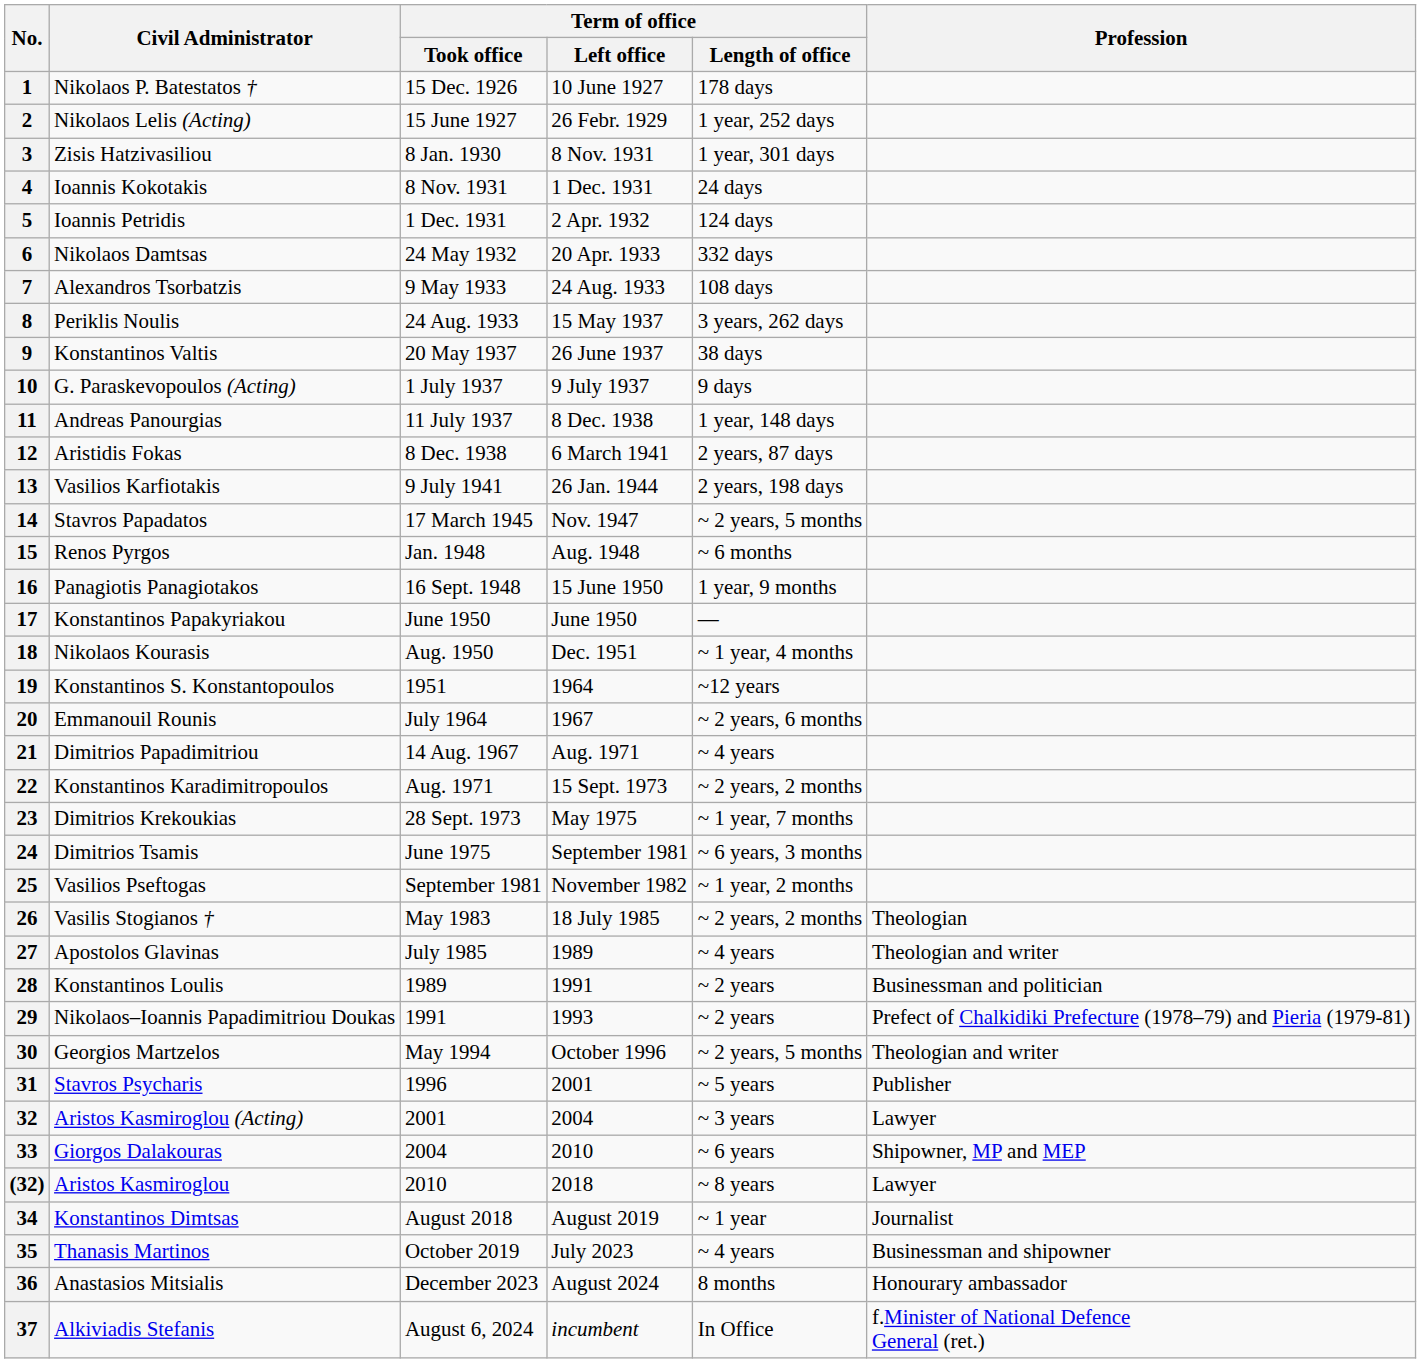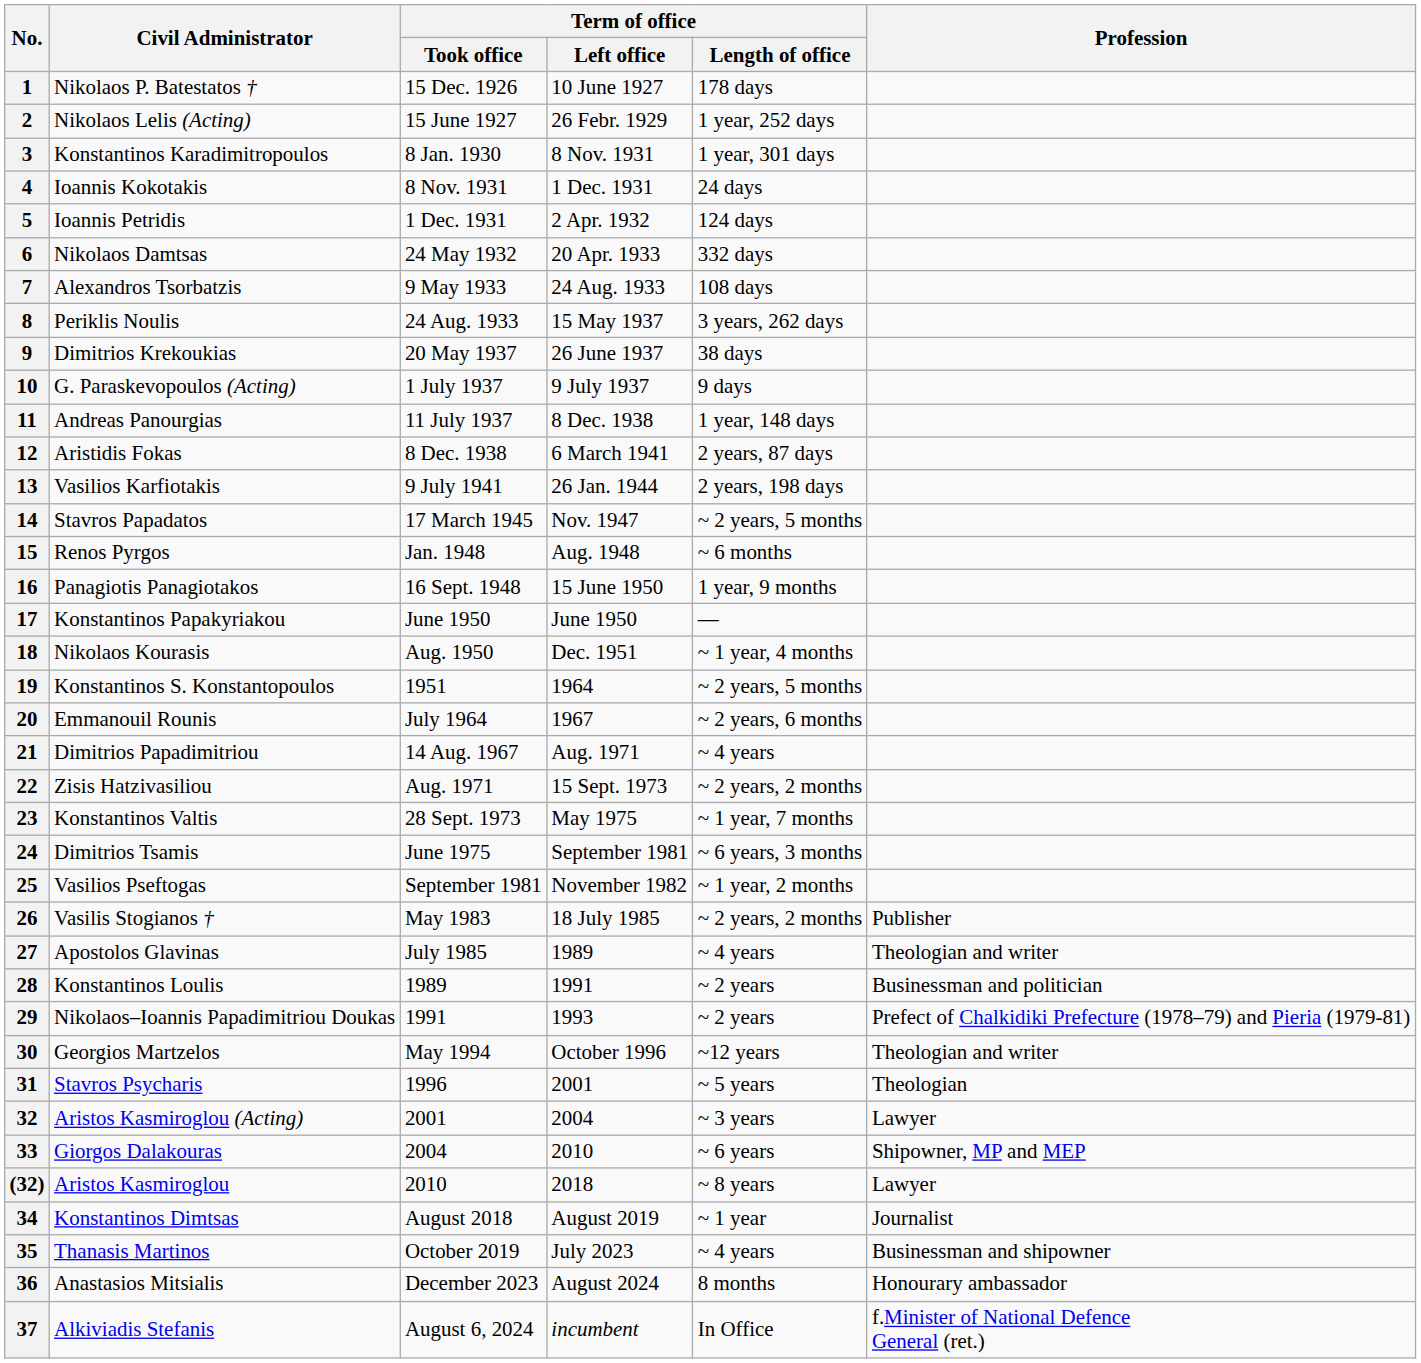(133, 154) Zisis Hatzivasiliou -> (191, 154) Konstantinos Karadimitropoulos
(136, 353) Konstantinos Valtis -> (145, 353) Dimitrios Krekoukias
(739, 685) ~12 years -> (780, 685) ~ 2 years, 5 months
(191, 785) Konstantinos Karadimitropoulos -> (133, 785) Zisis Hatzivasiliou
(145, 818) Dimitrios Krekoukias -> (136, 818) Konstantinos Valtis
(920, 918) Theologian -> (911, 918) Publisher
(780, 1051) ~ 2 years, 5 months -> (739, 1051) ~12 years
(911, 1084) Publisher -> (920, 1084) Theologian
